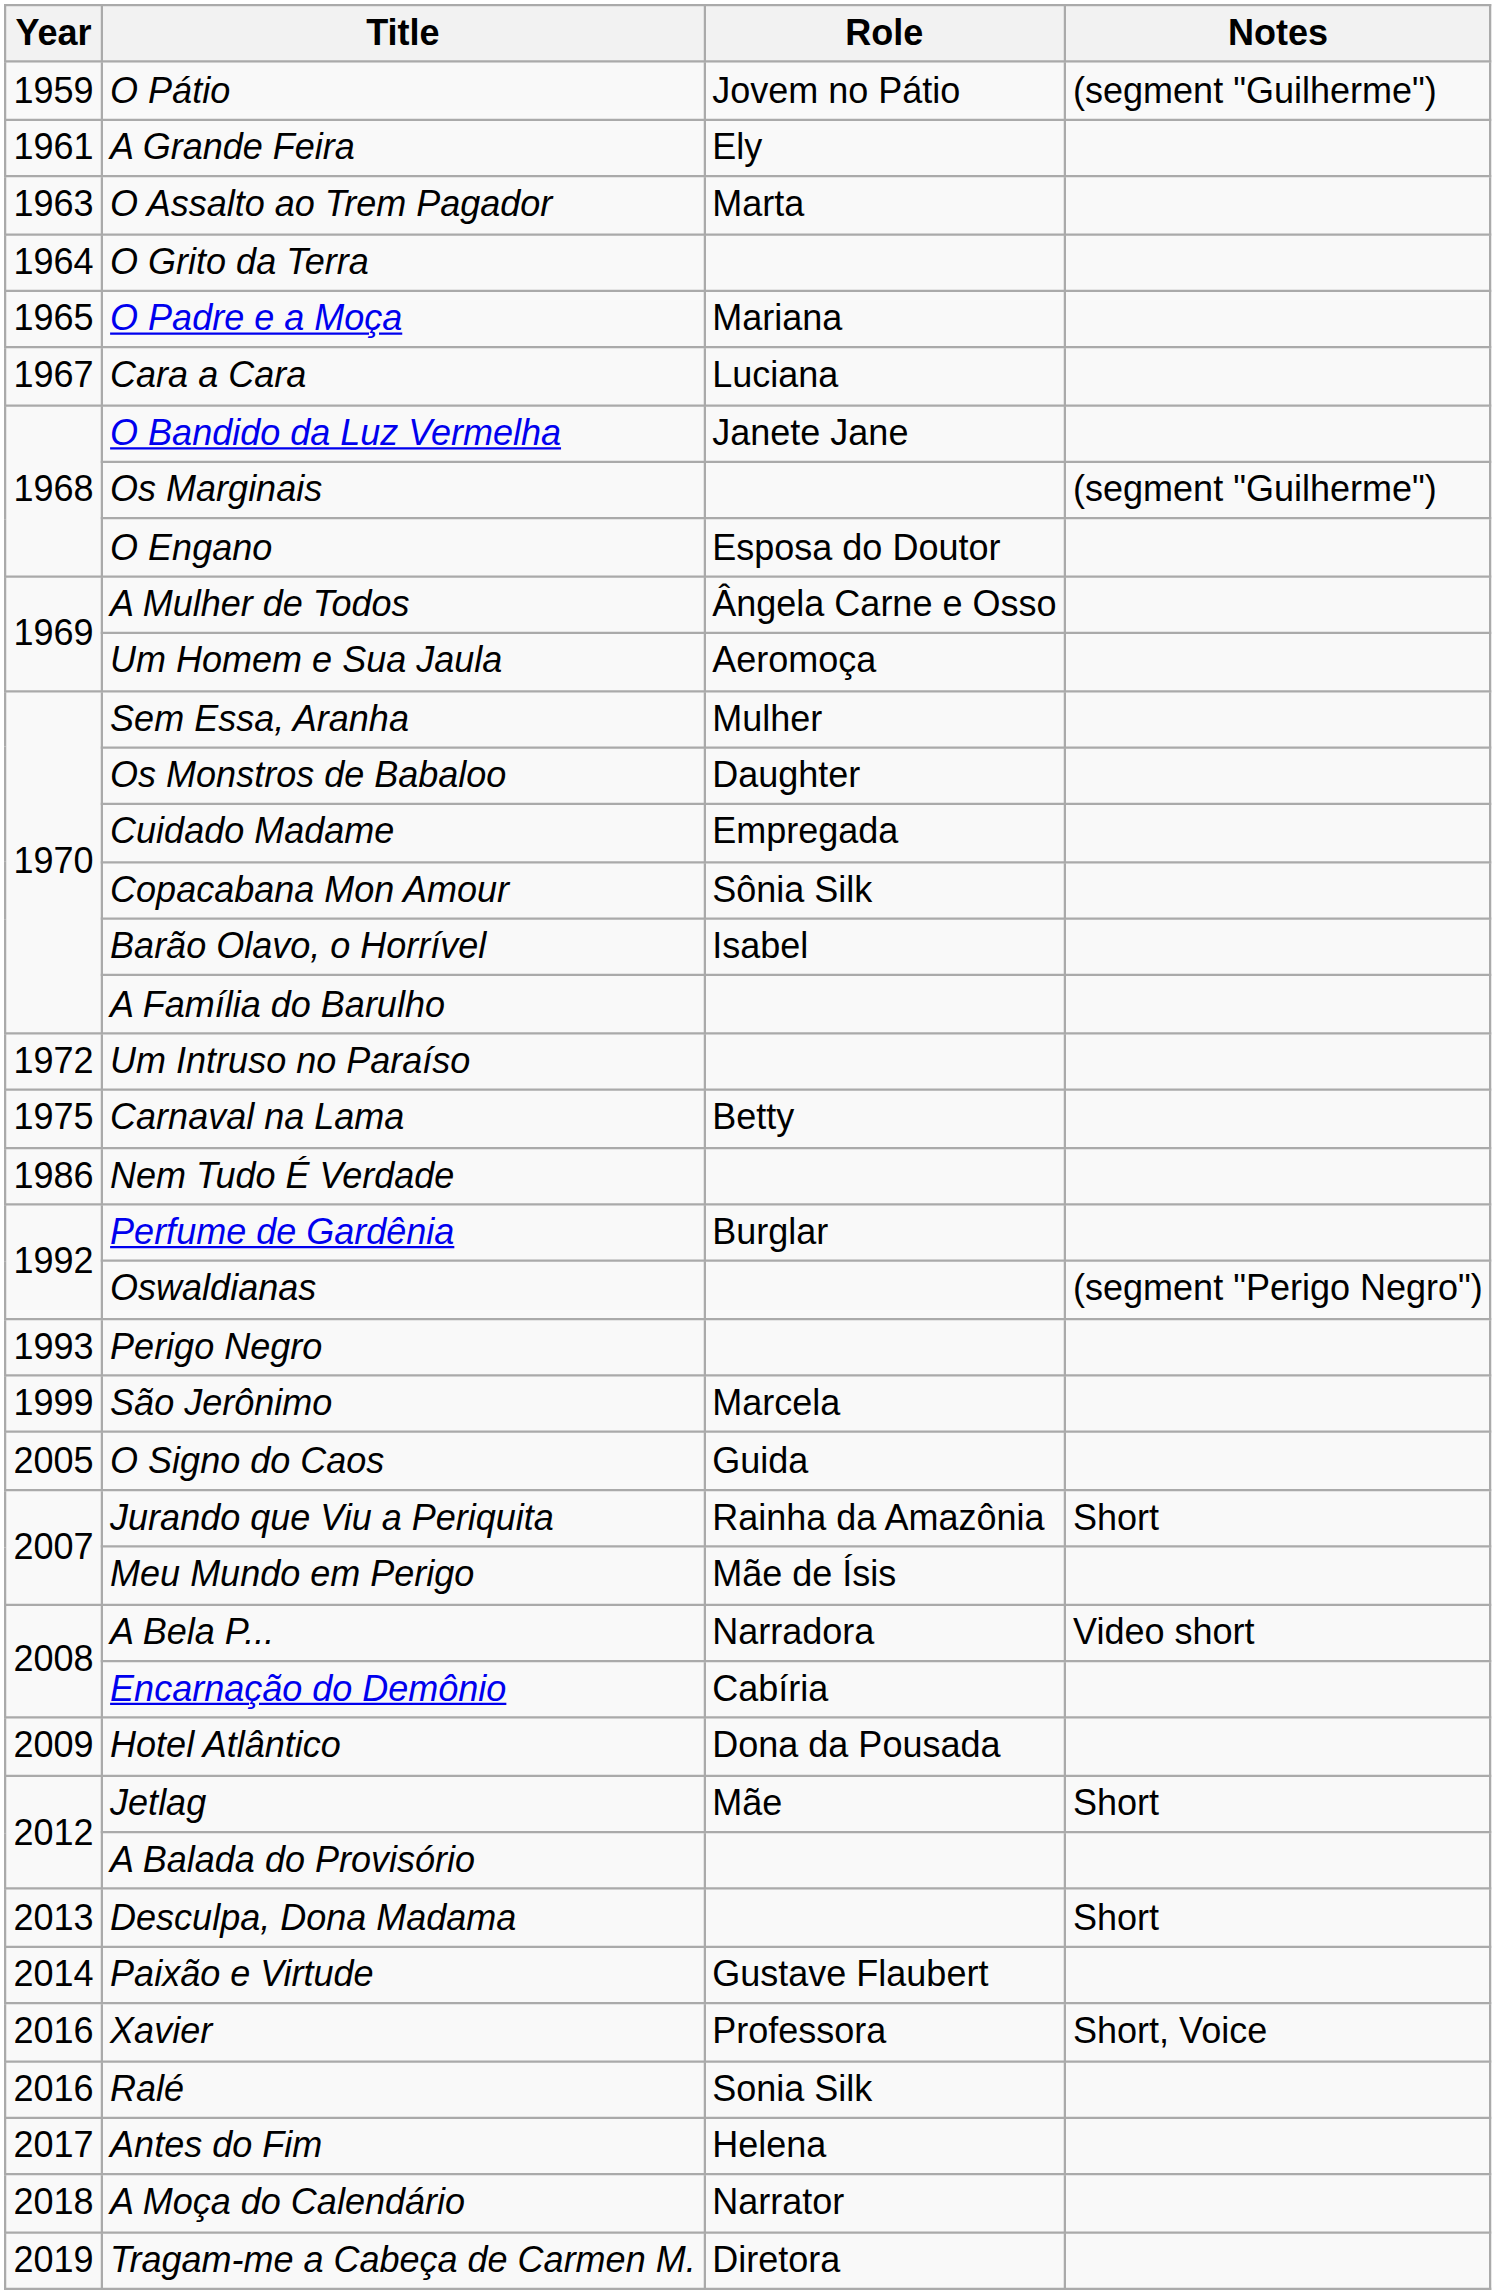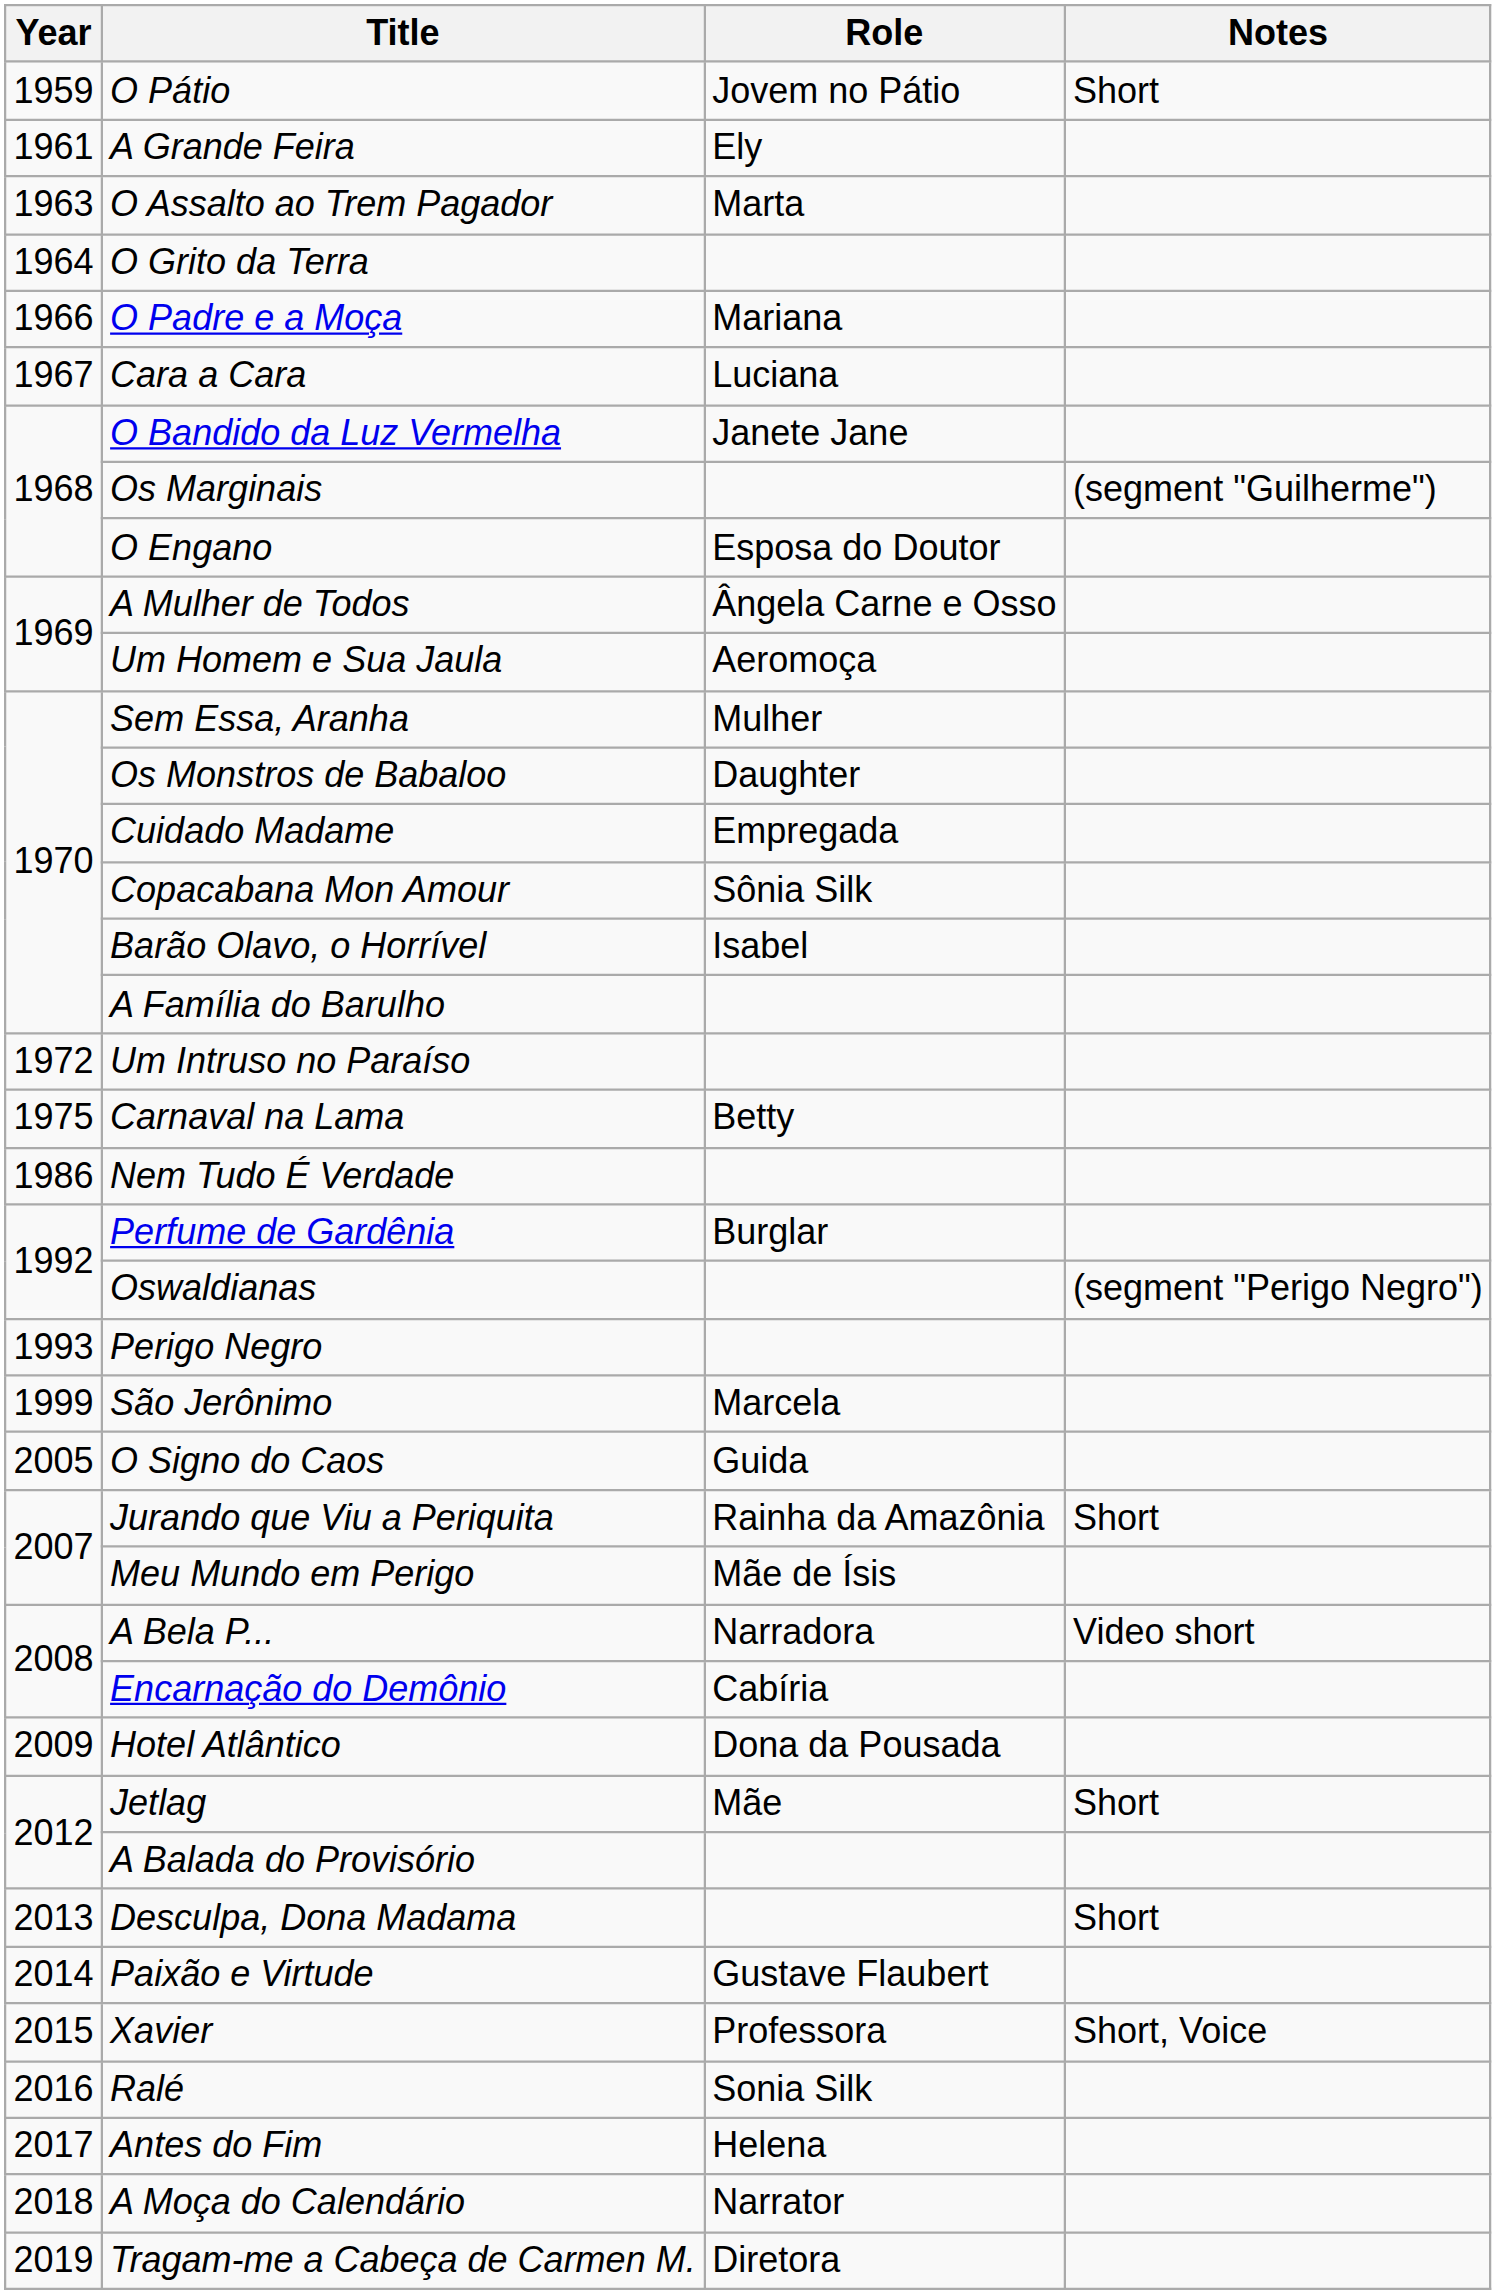(1255, 90) (segment "Guilherme") -> (1116, 90) Short
(53, 318) 1965 -> (53, 318) 1966
(53, 2031) 2016 -> (53, 2031) 2015
